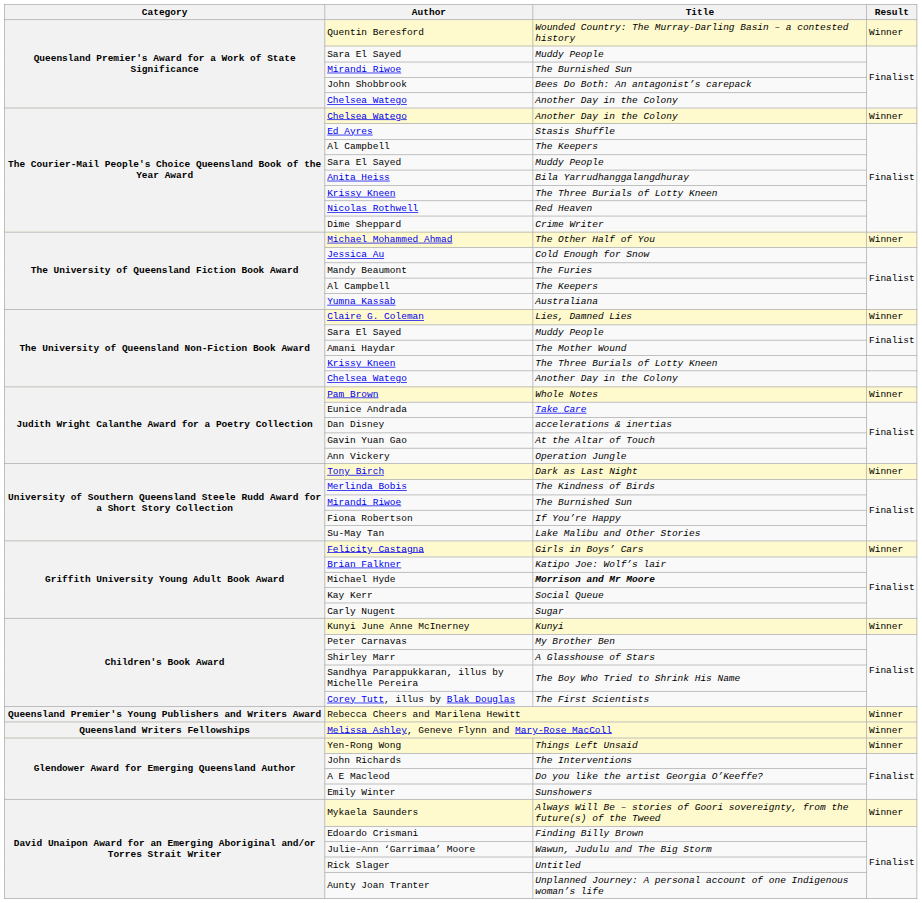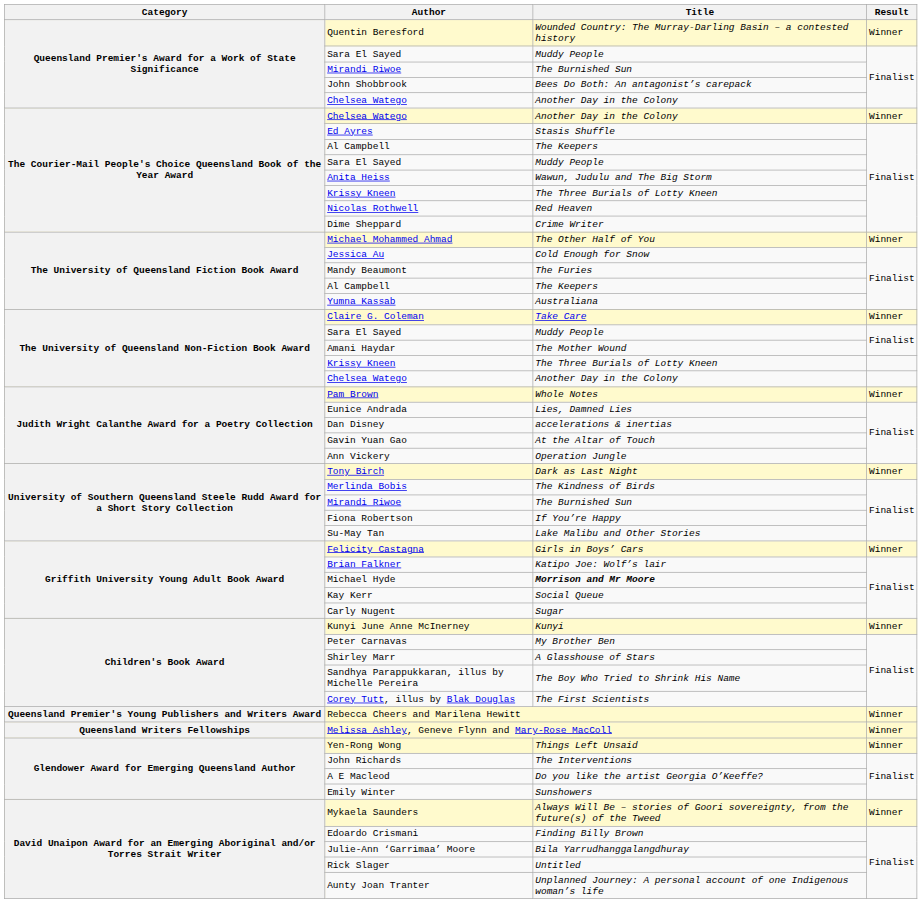(612, 178) Bila Yarrudhanggalangdhuray -> (624, 178) Wawun, Judulu and The Big Storm
(584, 317) Lies, Damned Lies -> (561, 317) Take Care
(561, 410) Take Care -> (584, 410) Lies, Damned Lies
(624, 849) Wawun, Judulu and The Big Storm -> (612, 849) Bila Yarrudhanggalangdhuray
